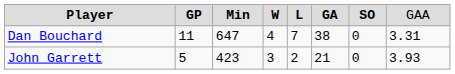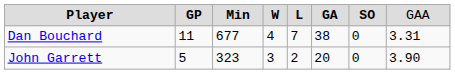(228, 37) 647 -> (228, 37) 677
(228, 58) 423 -> (228, 58) 323
(322, 58) 21 -> (322, 58) 20
(405, 58) 3.93 -> (405, 58) 3.90
